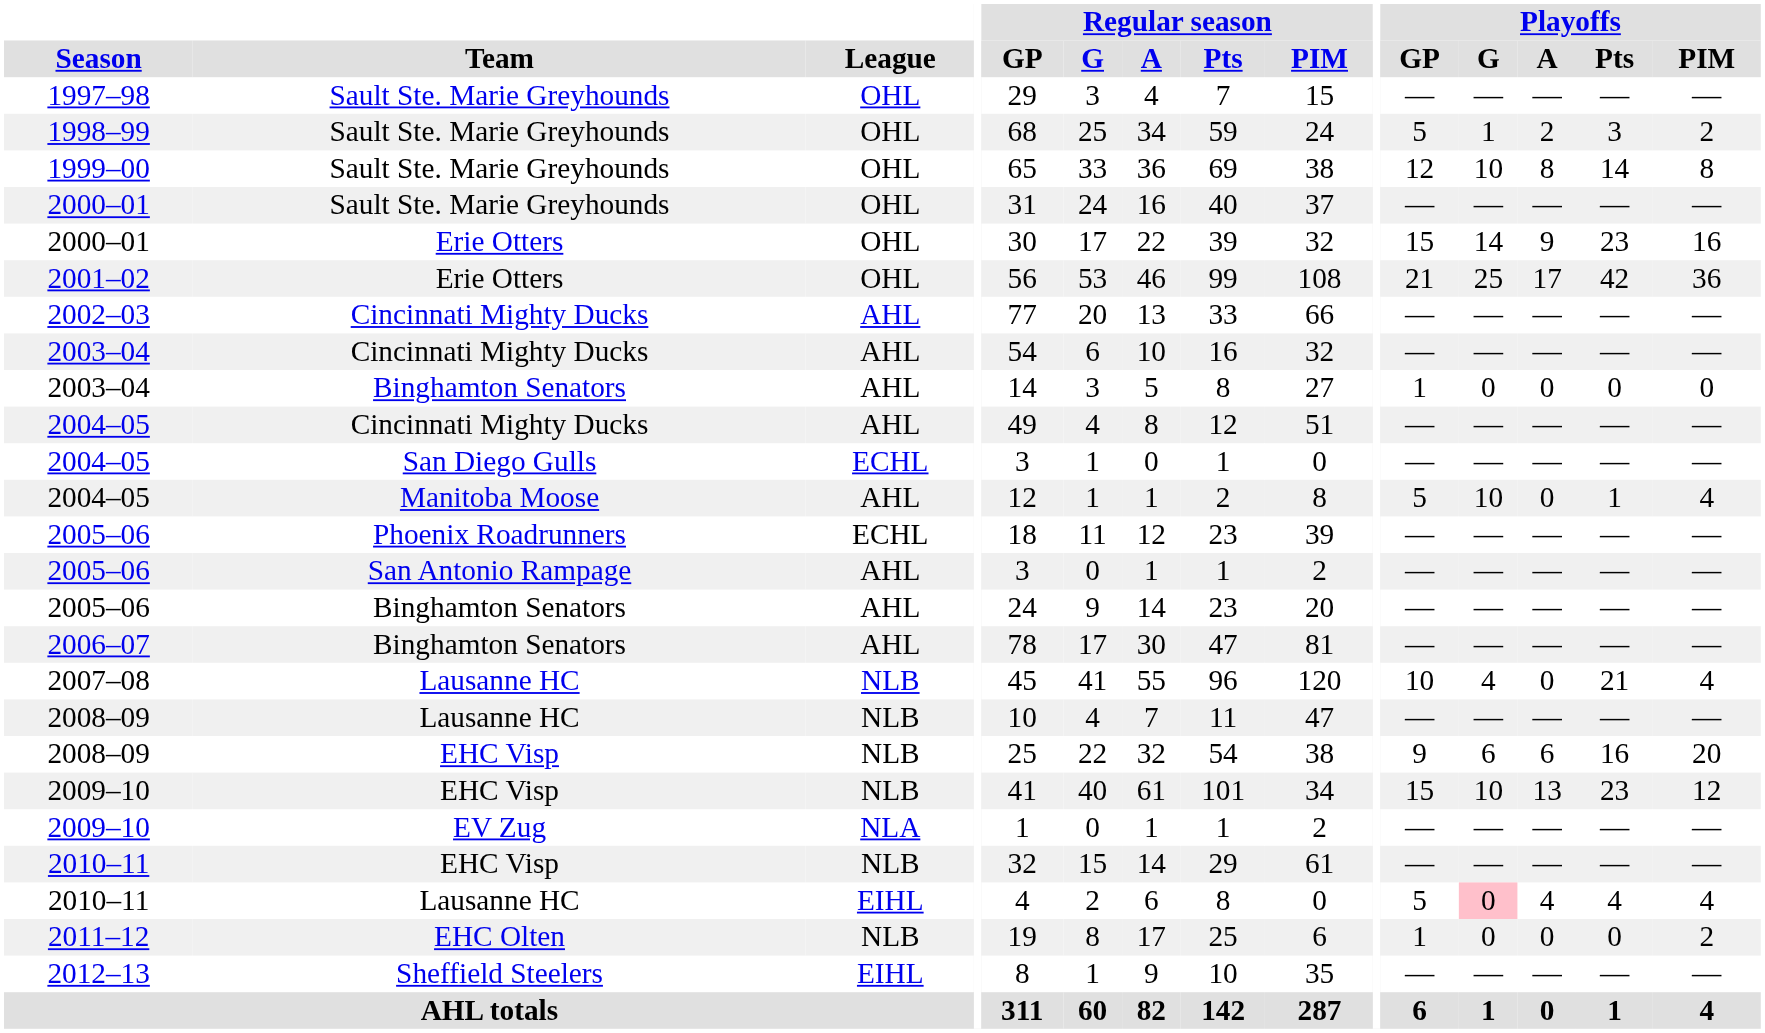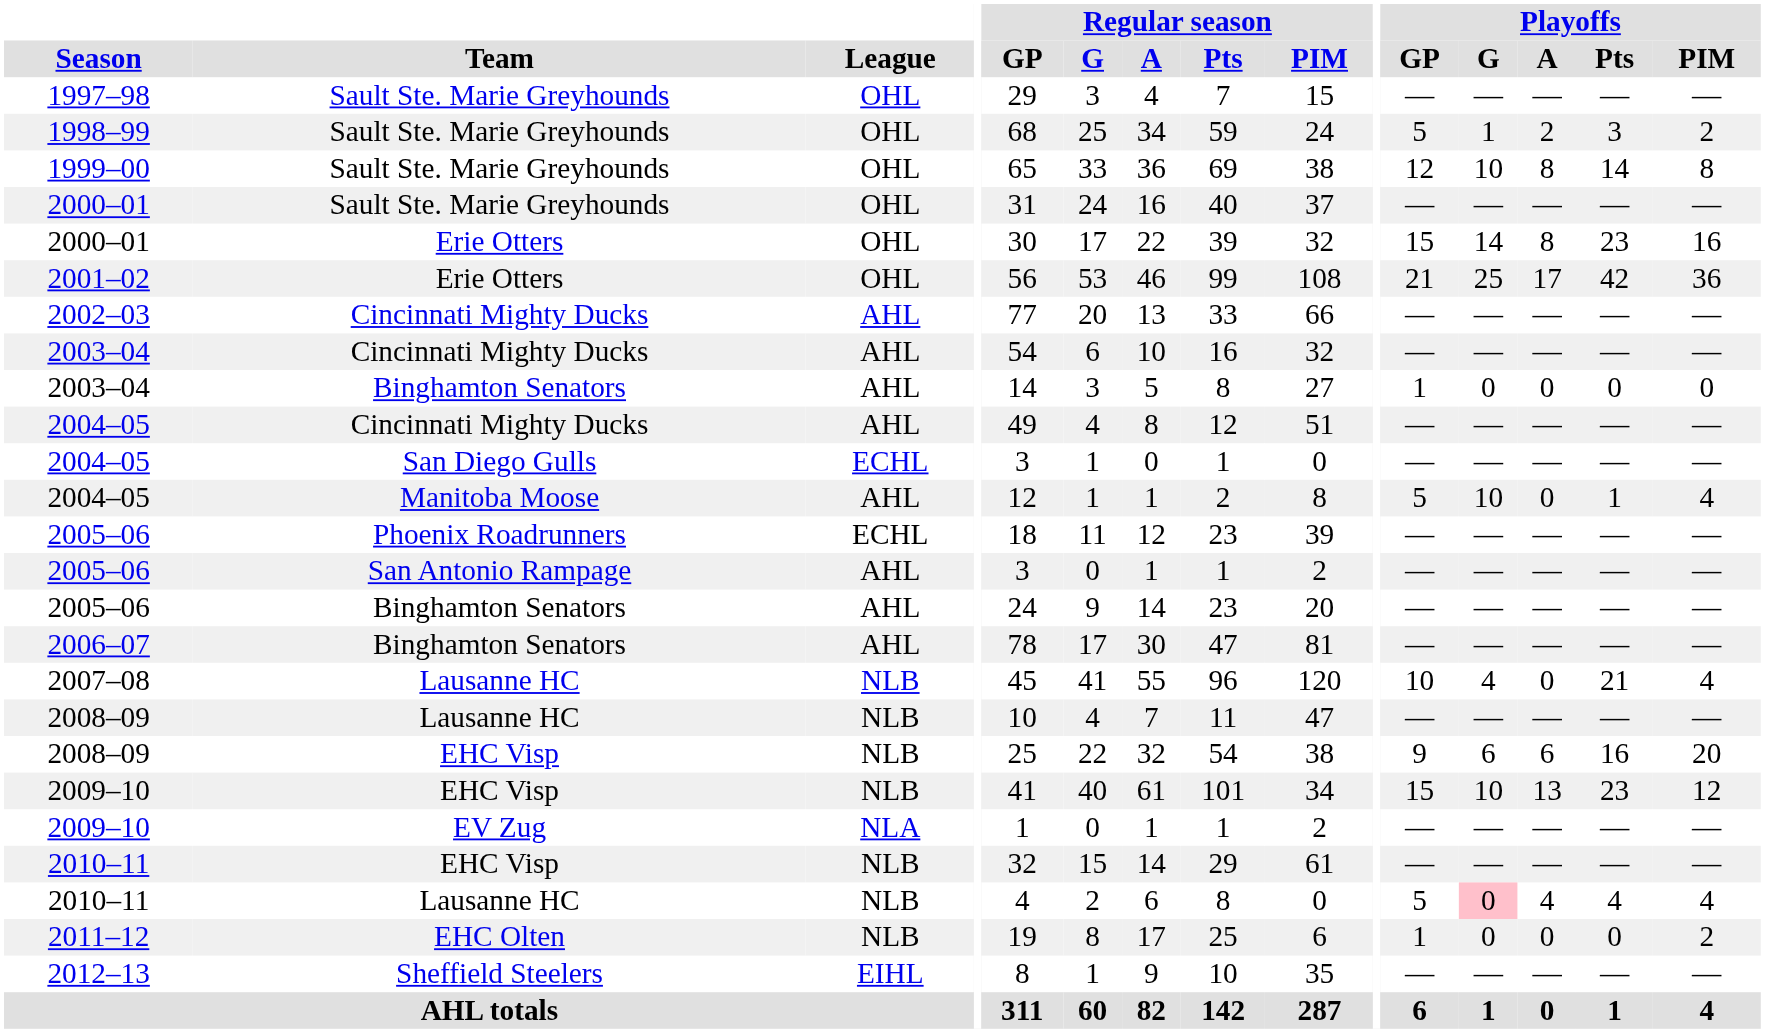(1547, 241) 9 -> (1547, 241) 8
(890, 900) EIHL -> (890, 900) NLB
